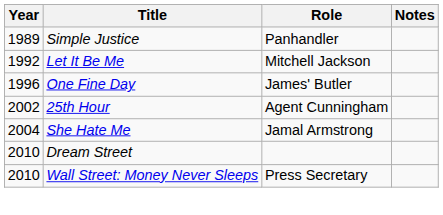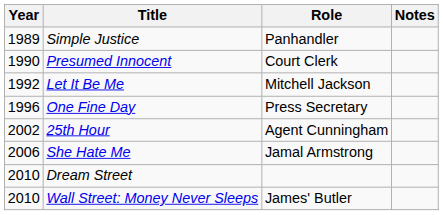+ row: (109, 61)
(308, 84) James' Butler -> (316, 107) Press Secretary
(24, 130) 2004 -> (24, 152) 2006
(316, 175) Press Secretary -> (308, 198) James' Butler
